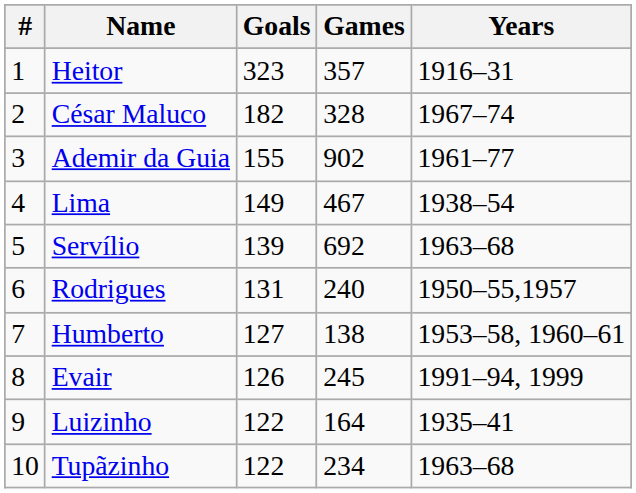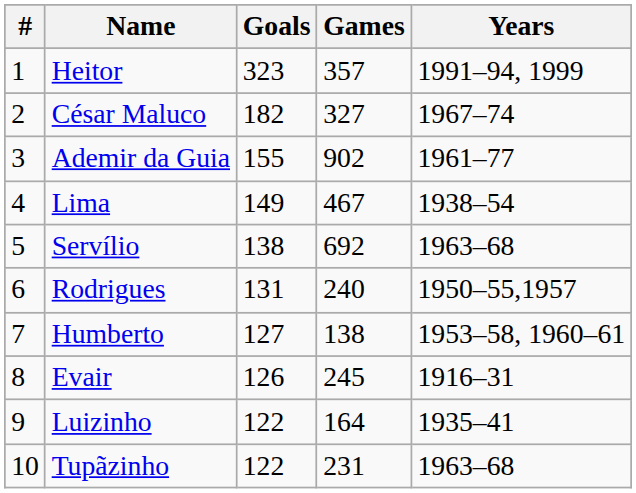(466, 70) 1916–31 -> (501, 70) 1991–94, 1999
(344, 114) 328 -> (344, 114) 327
(264, 245) 139 -> (264, 245) 138
(501, 377) 1991–94, 1999 -> (466, 377) 1916–31
(344, 465) 234 -> (344, 465) 231
